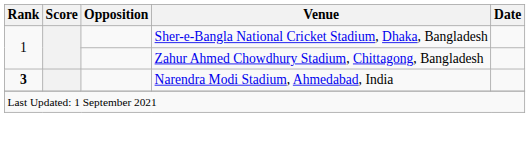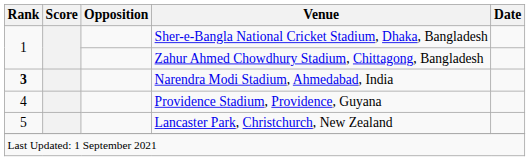+ row: (268, 101)
+ row: (274, 123)
